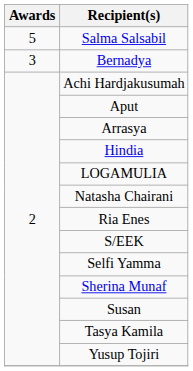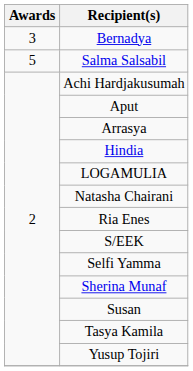rows swapped: (124, 38) <-> (124, 60)
